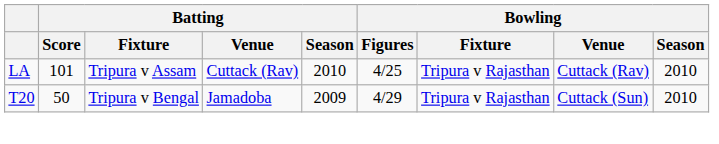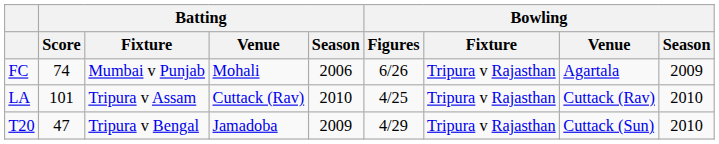+ row: (18, 71)
(61, 98) 50 -> (61, 125) 47
